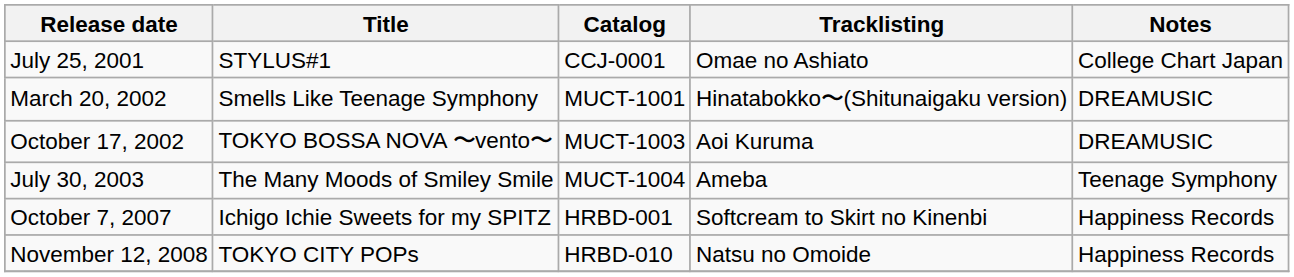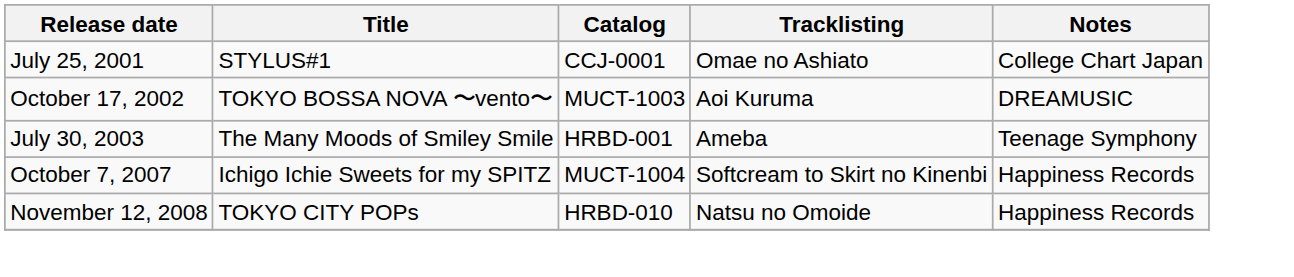- row: (88, 99)
(625, 180) MUCT-1004 -> (619, 138) HRBD-001
(619, 217) HRBD-001 -> (625, 175) MUCT-1004
